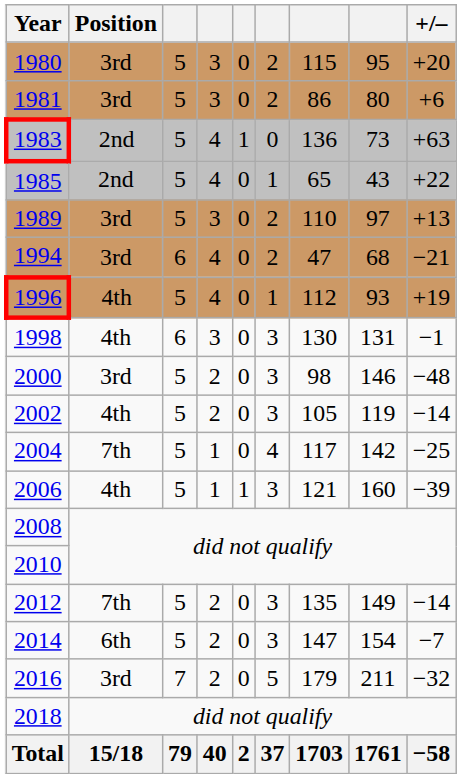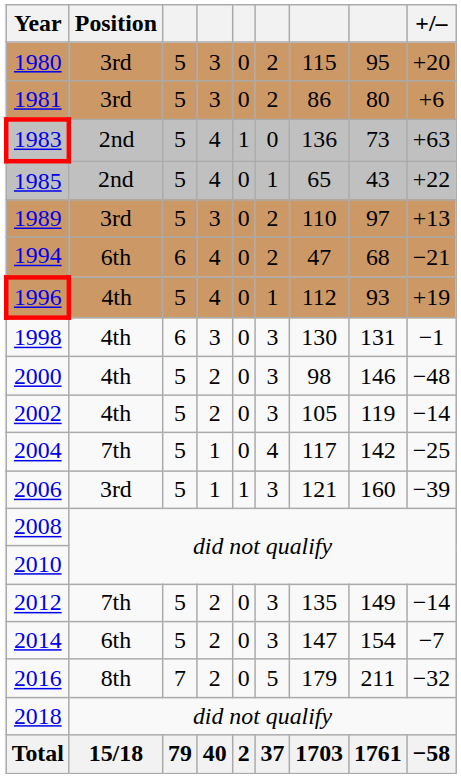(116, 256) 3rd -> (116, 256) 6th
(116, 375) 3rd -> (116, 375) 4th
(116, 489) 4th -> (116, 489) 3rd
(116, 678) 3rd -> (116, 678) 8th
